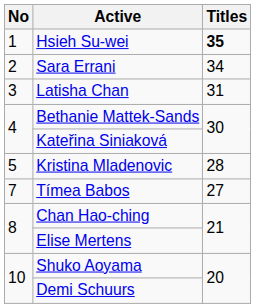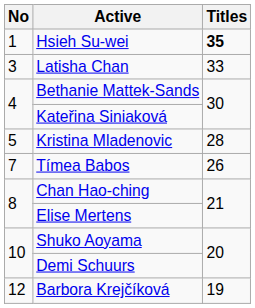- row: (76, 66)
(215, 91) 31 -> (215, 66) 33
(215, 191) 27 -> (215, 166) 26
+ row: (103, 290)
